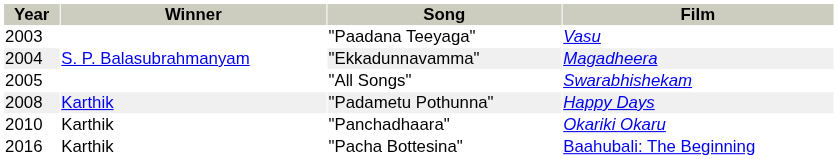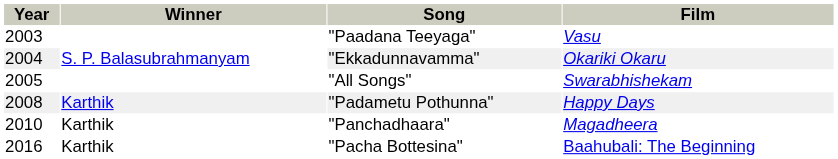(610, 58) Magadheera -> (615, 58) Okariki Okaru
(615, 124) Okariki Okaru -> (610, 124) Magadheera
